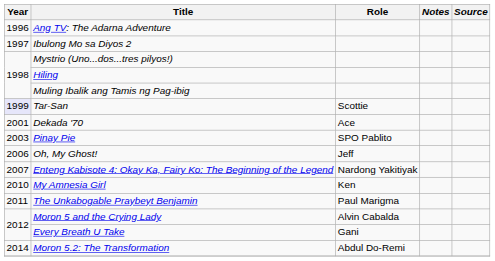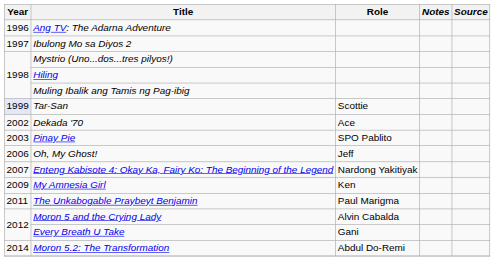(18, 122) 2001 -> (18, 122) 2002
(18, 185) 2010 -> (18, 185) 2009
